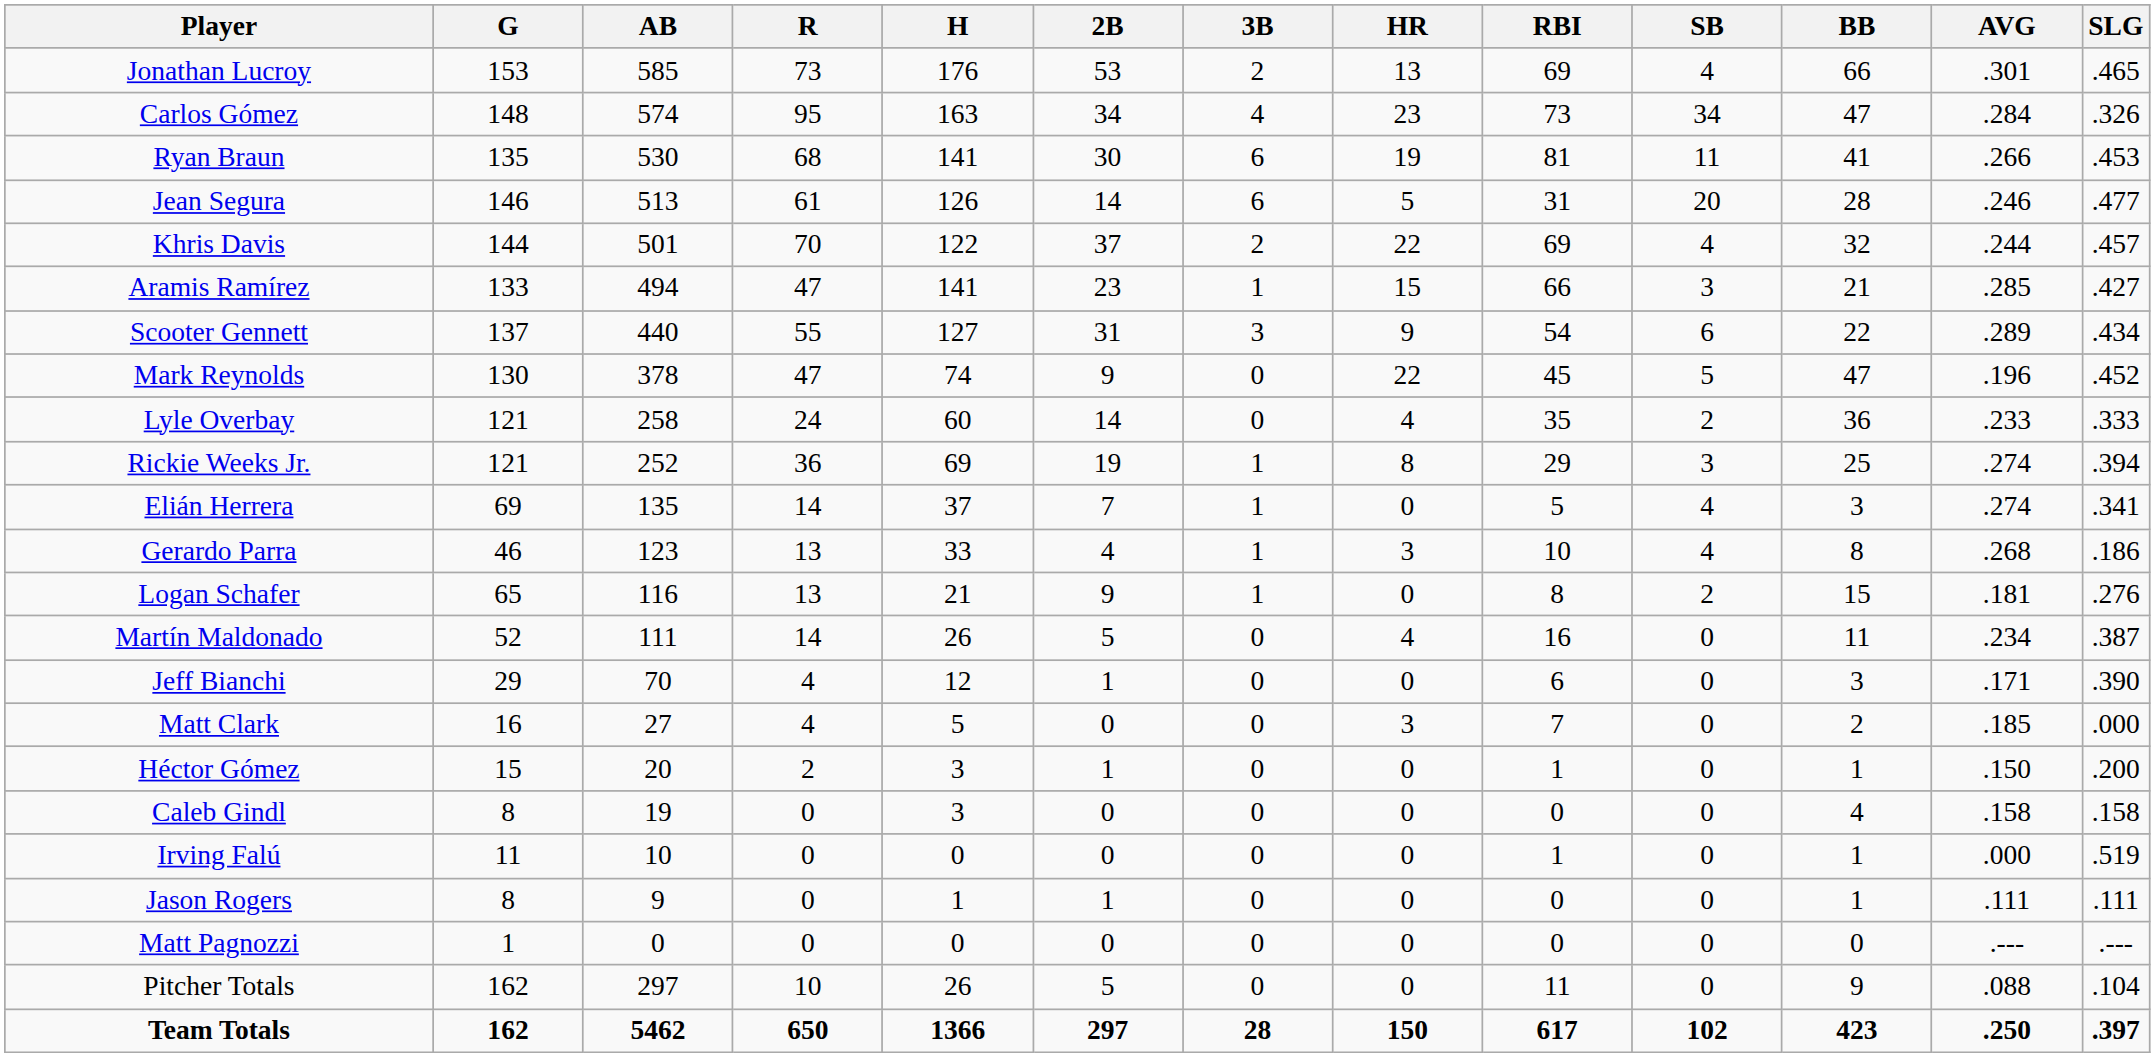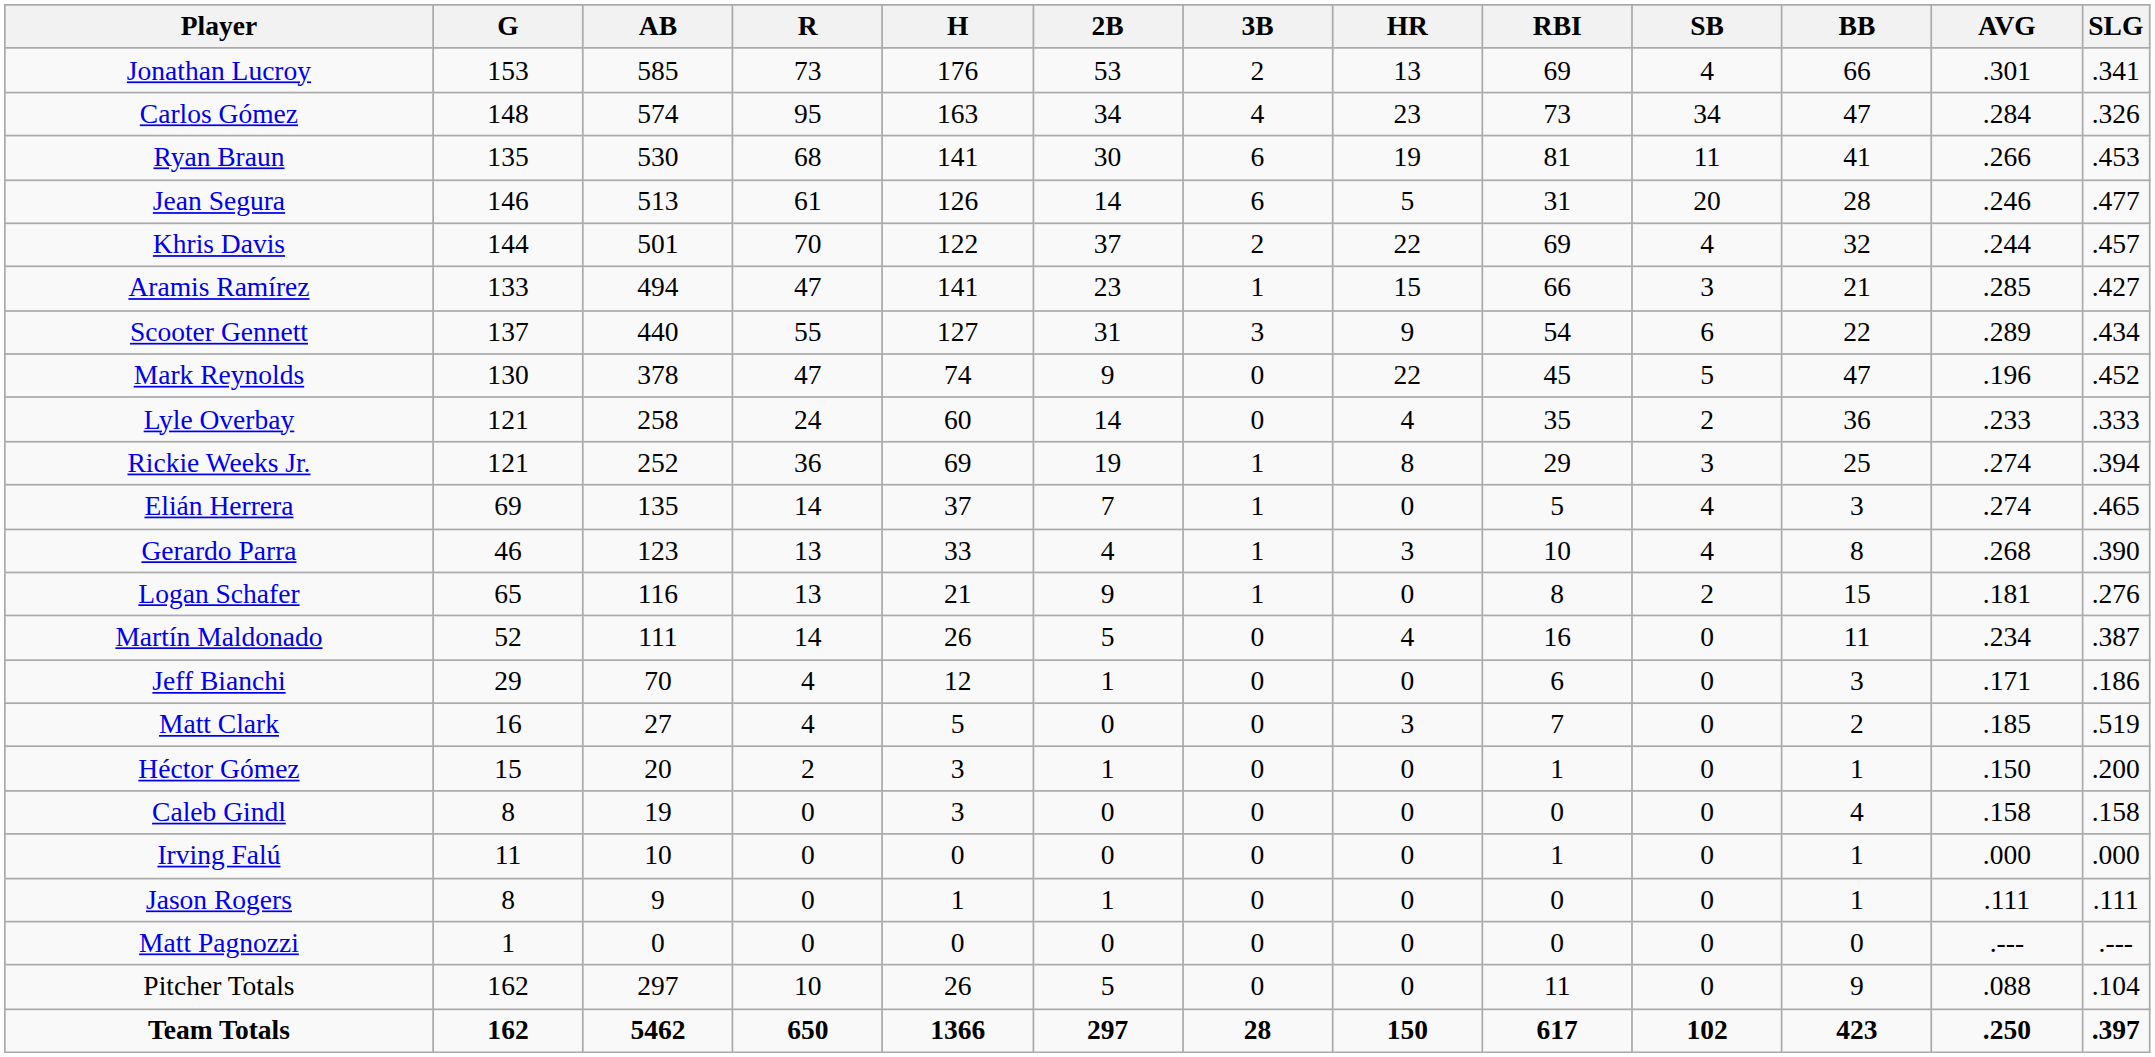(2116, 69) .465 -> (2116, 69) .341
(2116, 506) .341 -> (2116, 506) .465
(2116, 550) .186 -> (2116, 550) .390
(2116, 680) .390 -> (2116, 680) .186
(2116, 724) .000 -> (2116, 724) .519
(2116, 855) .519 -> (2116, 855) .000
